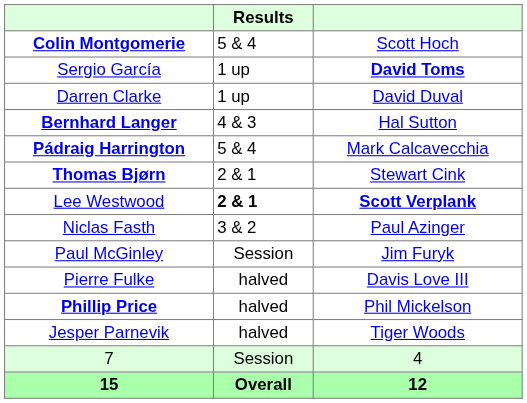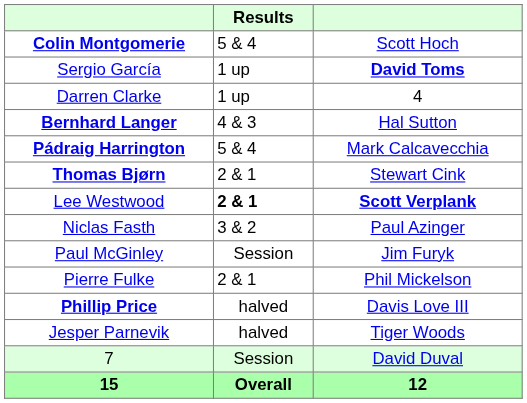(418, 96) David Duval -> (418, 96) 4
(263, 280) halved -> (237, 280) 2 & 1
(418, 280) Davis Love III -> (418, 280) Phil Mickelson
(418, 306) Phil Mickelson -> (418, 306) Davis Love III
(418, 358) 4 -> (418, 358) David Duval
